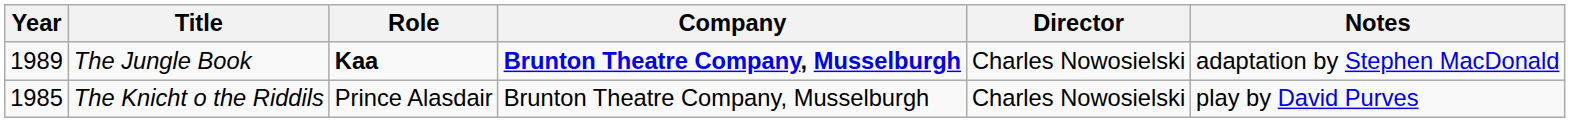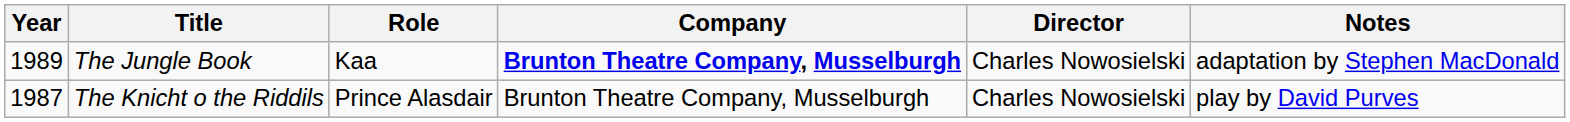(357, 60) bold -> (356, 60) normal
(37, 98) 1985 -> (37, 98) 1987
